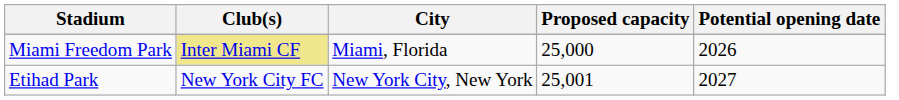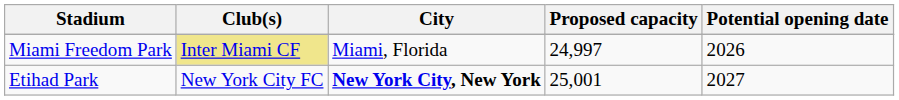(568, 49) 25,000 -> (576, 49) 24,997
(432, 79) normal -> (437, 79) bold
